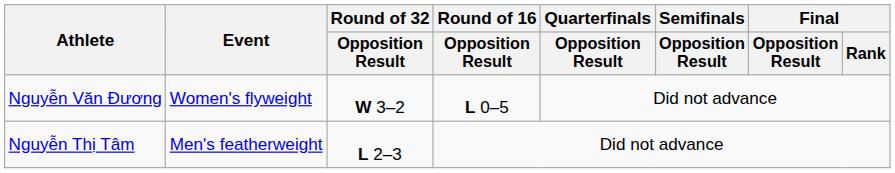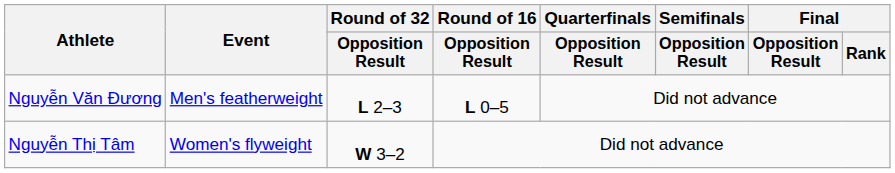(241, 99) Women's flyweight -> (246, 99) Men's featherweight
(380, 108) W 3–2 -> (380, 108) L 2–3
(246, 145) Men's featherweight -> (241, 145) Women's flyweight
(380, 154) L 2–3 -> (380, 154) W 3–2
